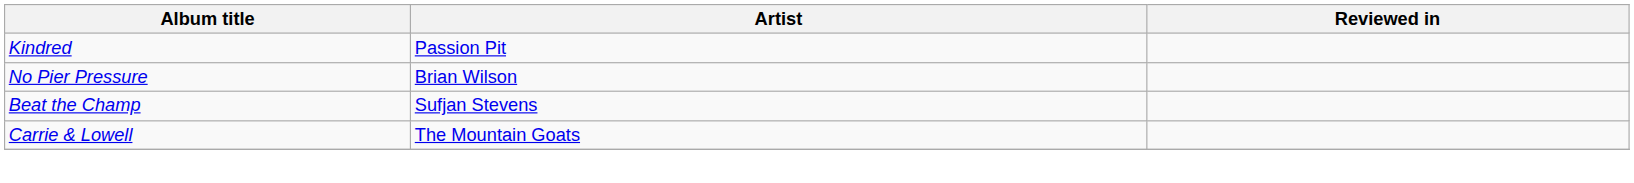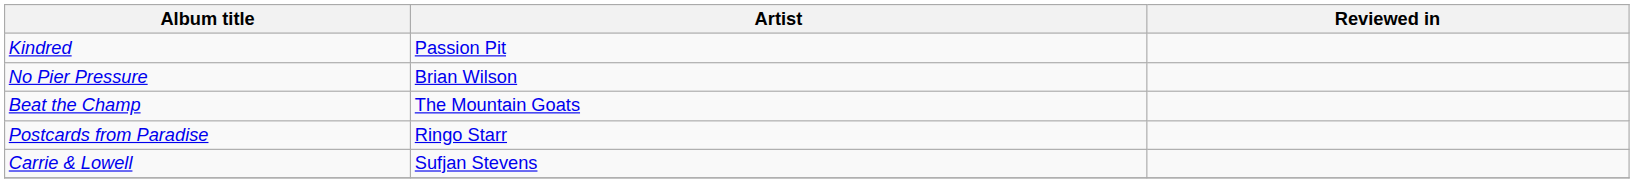(476, 105) Sufjan Stevens -> (497, 105) The Mountain Goats
+ row: (109, 134)
(497, 134) The Mountain Goats -> (476, 163) Sufjan Stevens
